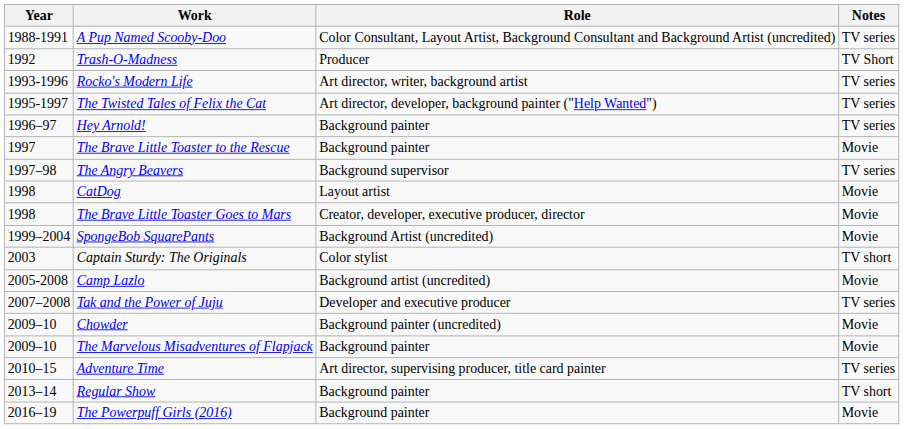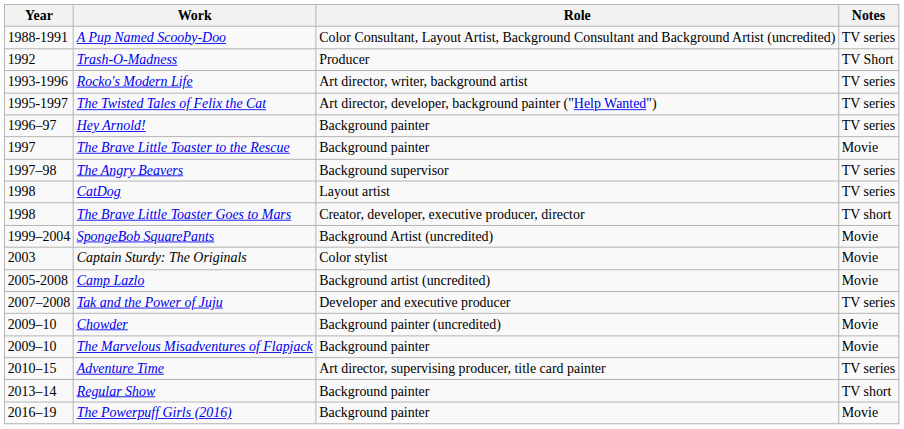(860, 192) Movie -> (868, 192) TV series
(860, 214) Movie -> (867, 214) TV short
(867, 258) TV short -> (860, 258) Movie
